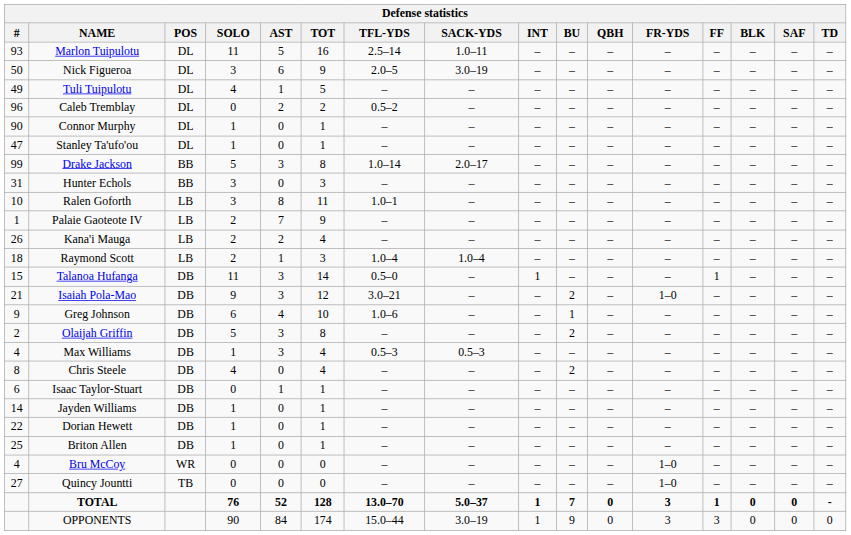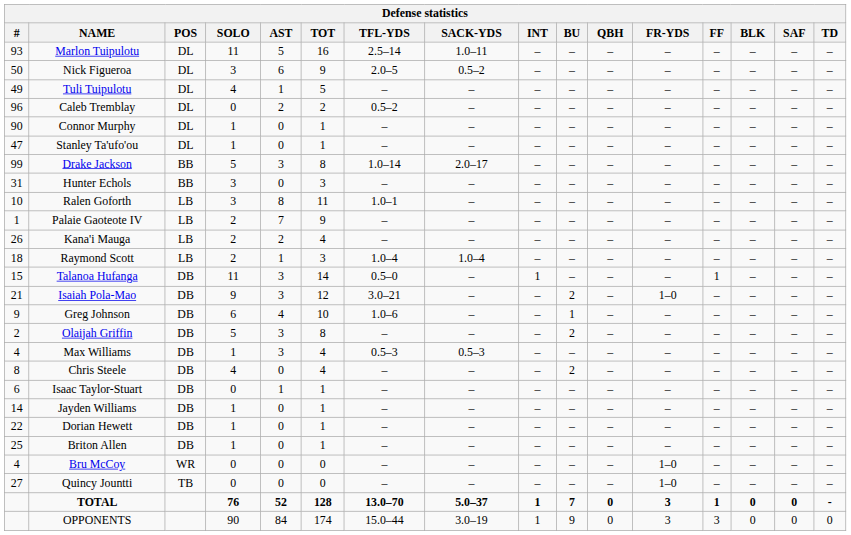(471, 70) 3.0–19 -> (471, 70) 0.5–2
